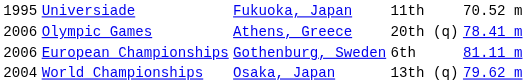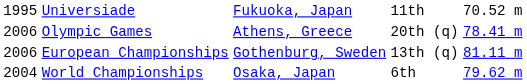(403, 53) 6th -> (425, 53) 13th (q)
(425, 74) 13th (q) -> (403, 74) 6th
